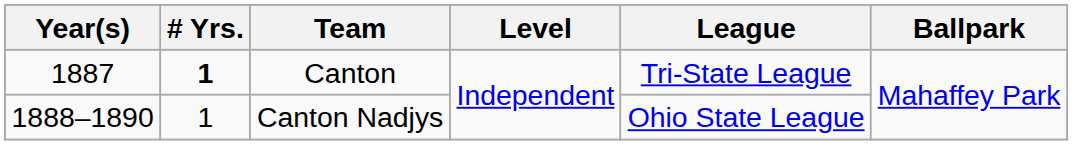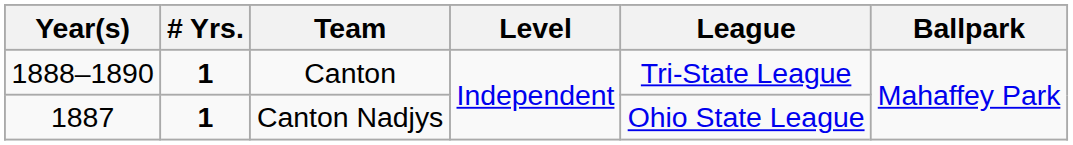(83, 73) 1887 -> (83, 73) 1888–1890
(83, 118) 1888–1890 -> (83, 118) 1887
(205, 118) normal -> (205, 118) bold
